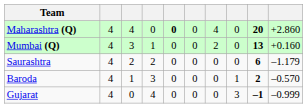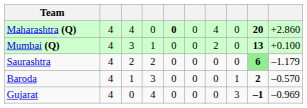(286, 45) +0.160 -> (286, 45) +0.100
(258, 62) no background -> (258, 62) lightgreen background
(286, 95) –0.999 -> (286, 95) –0.969
